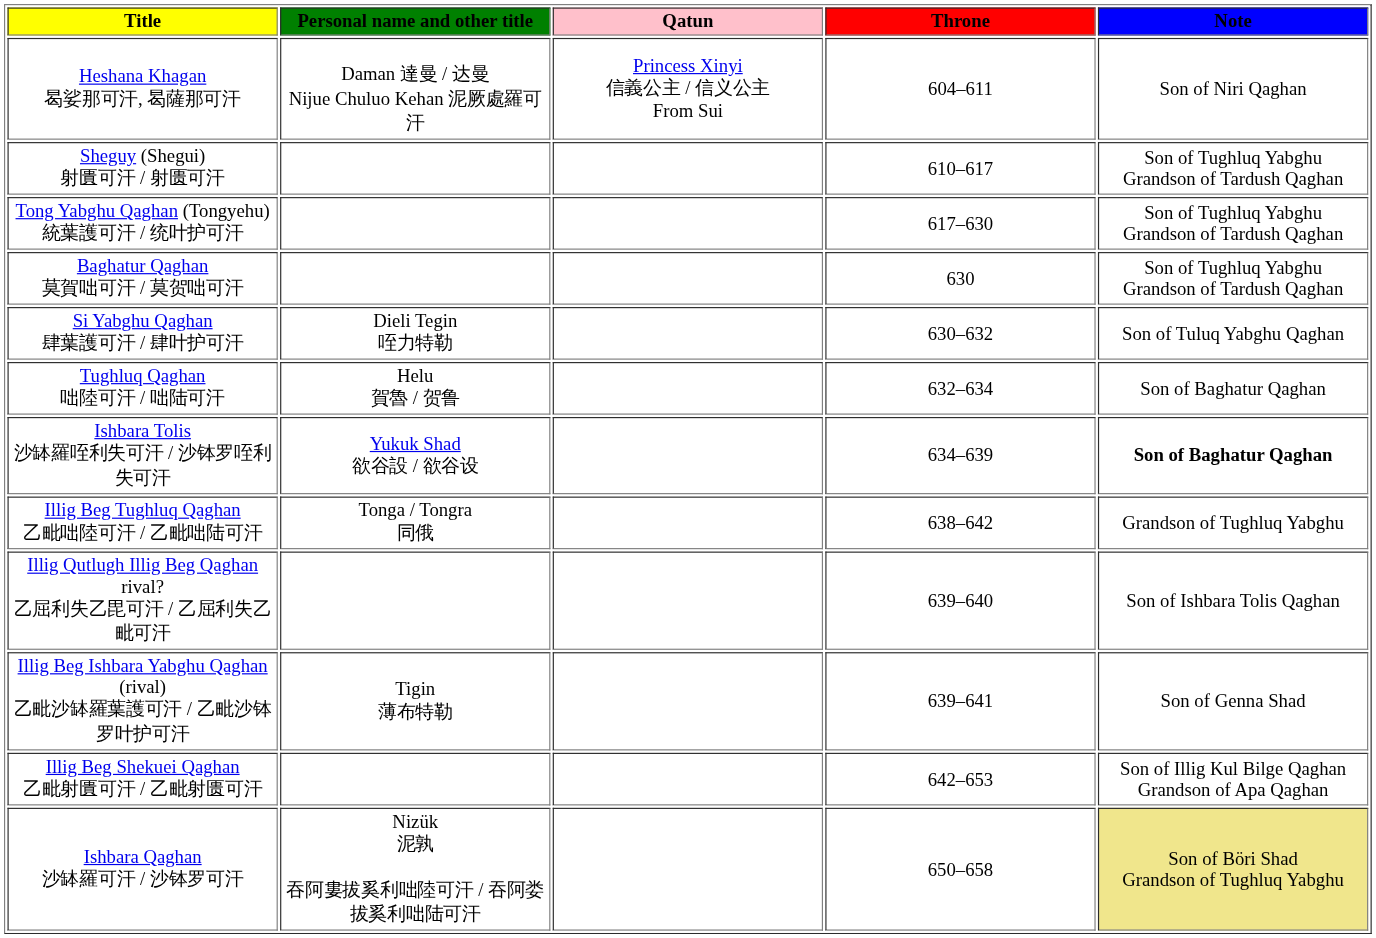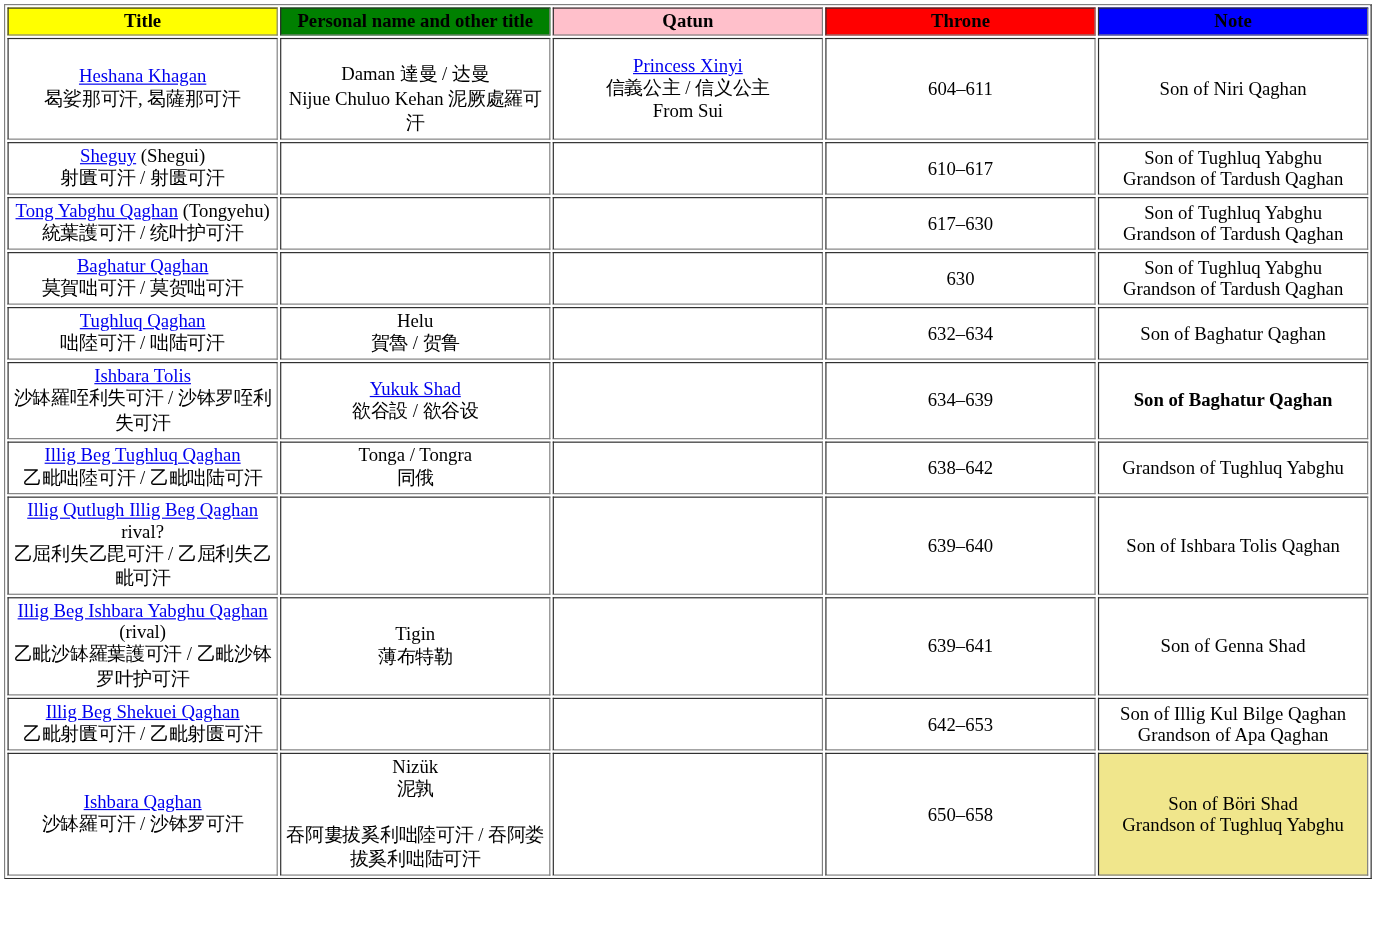- row: (143, 332)
